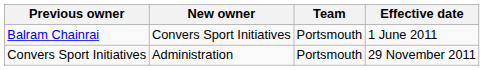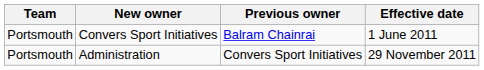columns swapped: (329, 14) <-> (77, 14)
